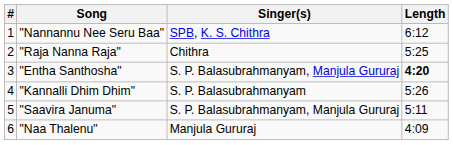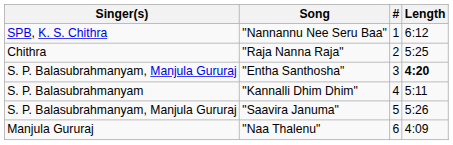columns swapped: (11, 14) <-> (284, 14)
(417, 91) 5:26 -> (416, 91) 5:11
(416, 110) 5:11 -> (417, 110) 5:26
